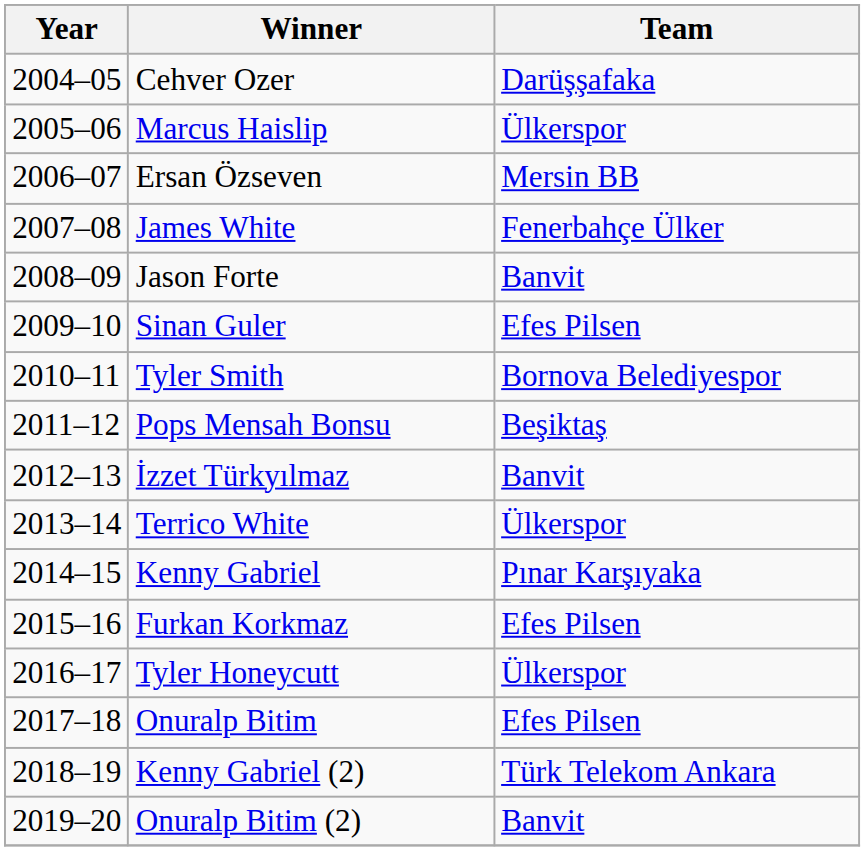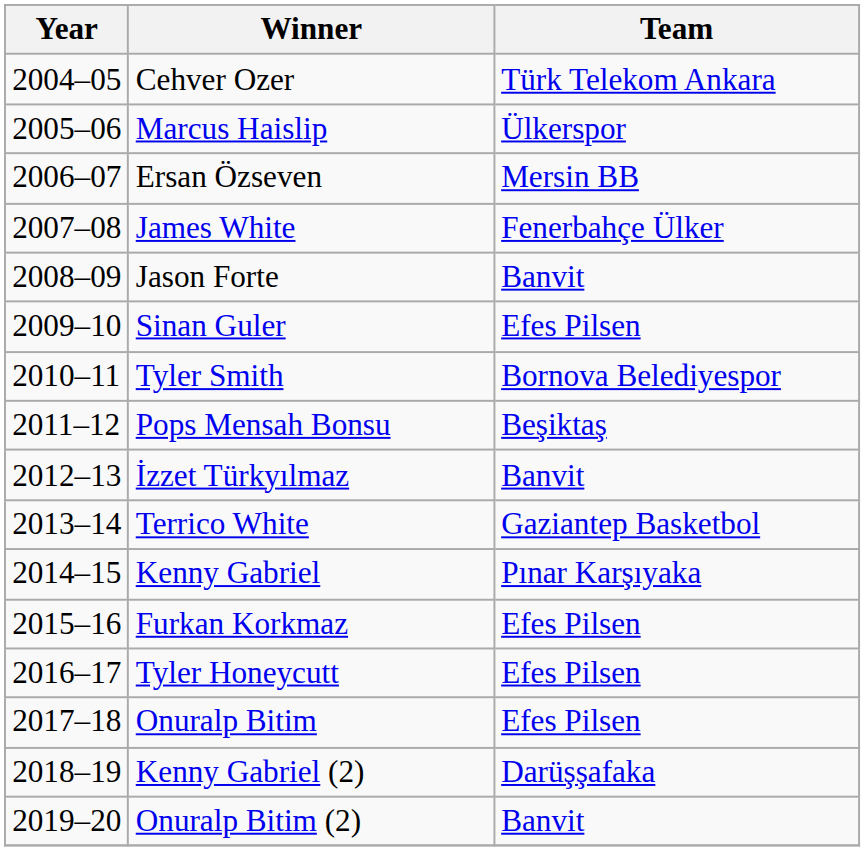(578, 78) Darüşşafaka -> (638, 78) Türk Telekom Ankara
(564, 524) Ülkerspor -> (631, 524) Gaziantep Basketbol
(564, 672) Ülkerspor -> (571, 672) Efes Pilsen
(638, 771) Türk Telekom Ankara -> (578, 771) Darüşşafaka
